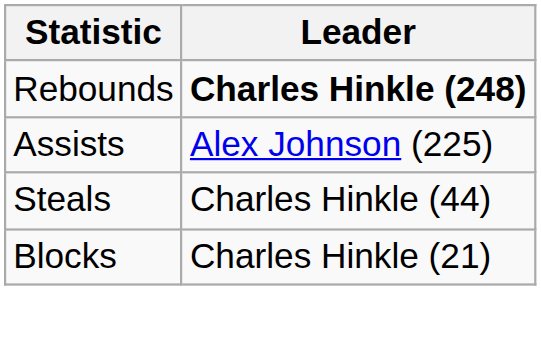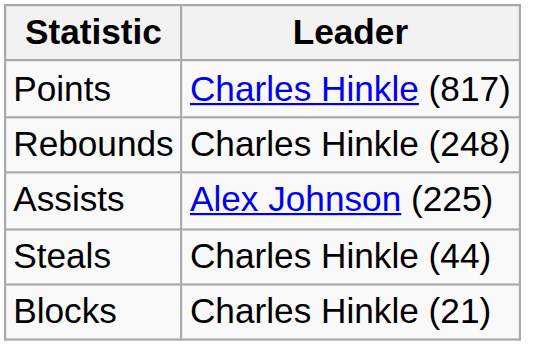+ row: (62, 88)
(358, 88) bold -> (350, 144) normal
